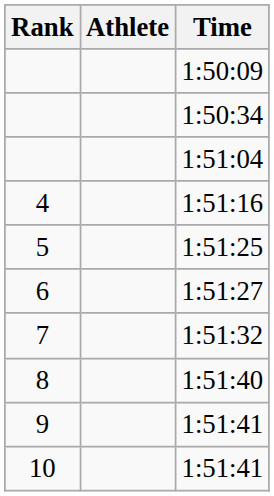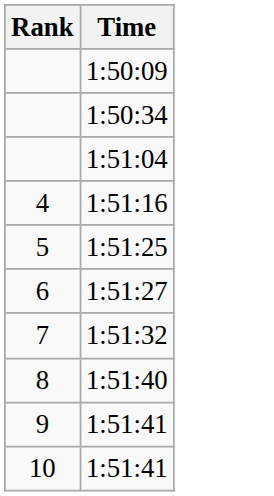- column: (128, 26)
